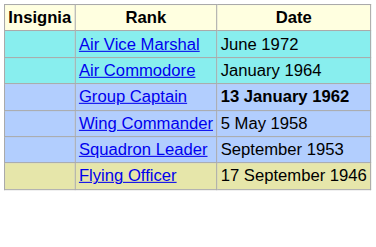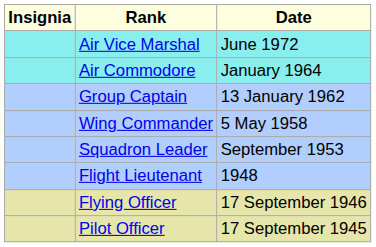(285, 96) bold -> (283, 96) normal
+ row: (140, 176)
+ row: (122, 228)
